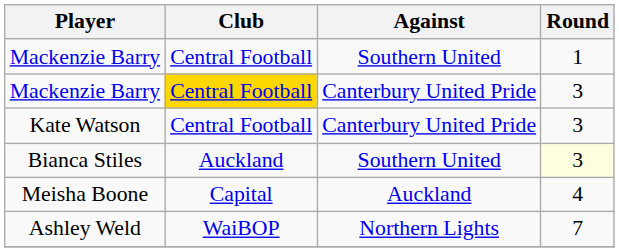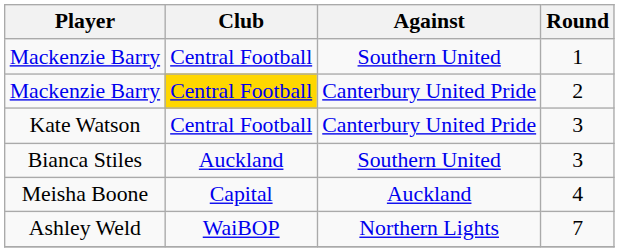(578, 90) 3 -> (578, 90) 2
(578, 159) lightyellow background -> (578, 159) no background
